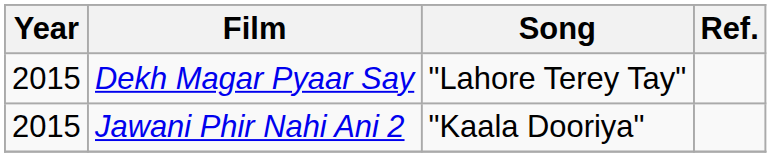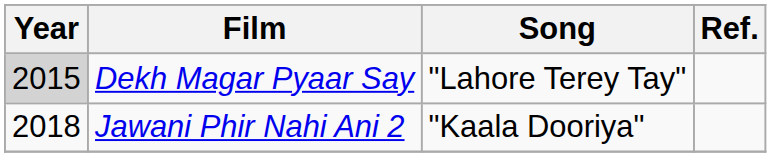(46, 77) no background -> (46, 77) lightgrey background
(46, 126) 2015 -> (46, 126) 2018
